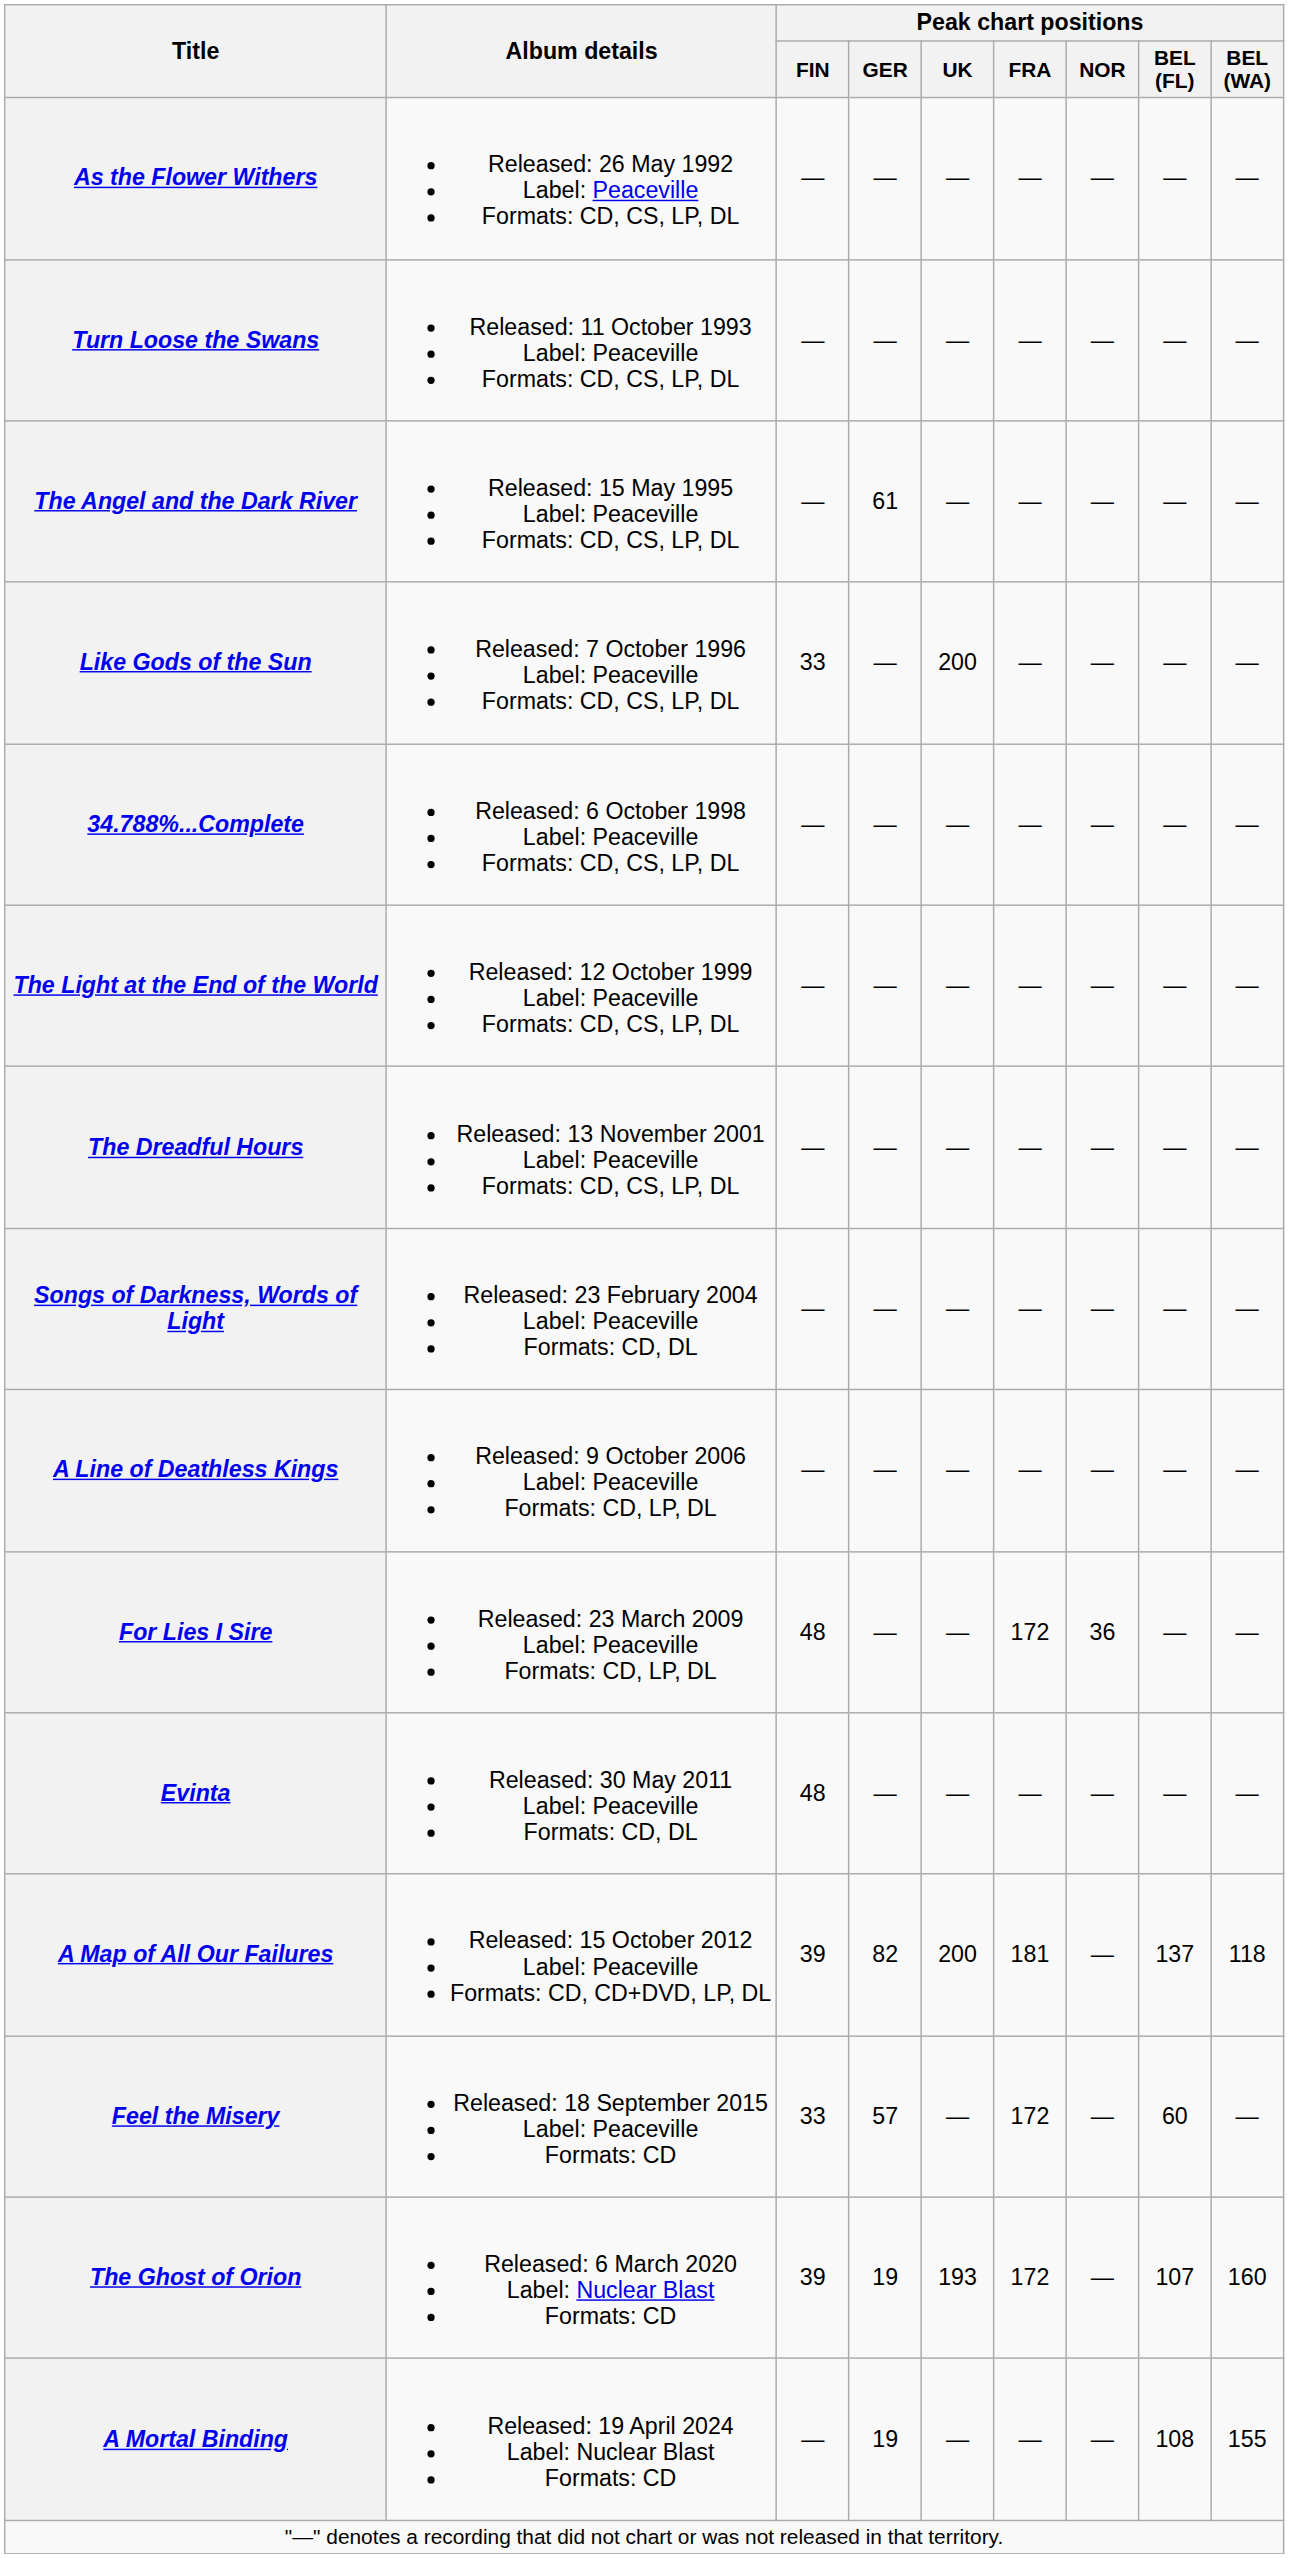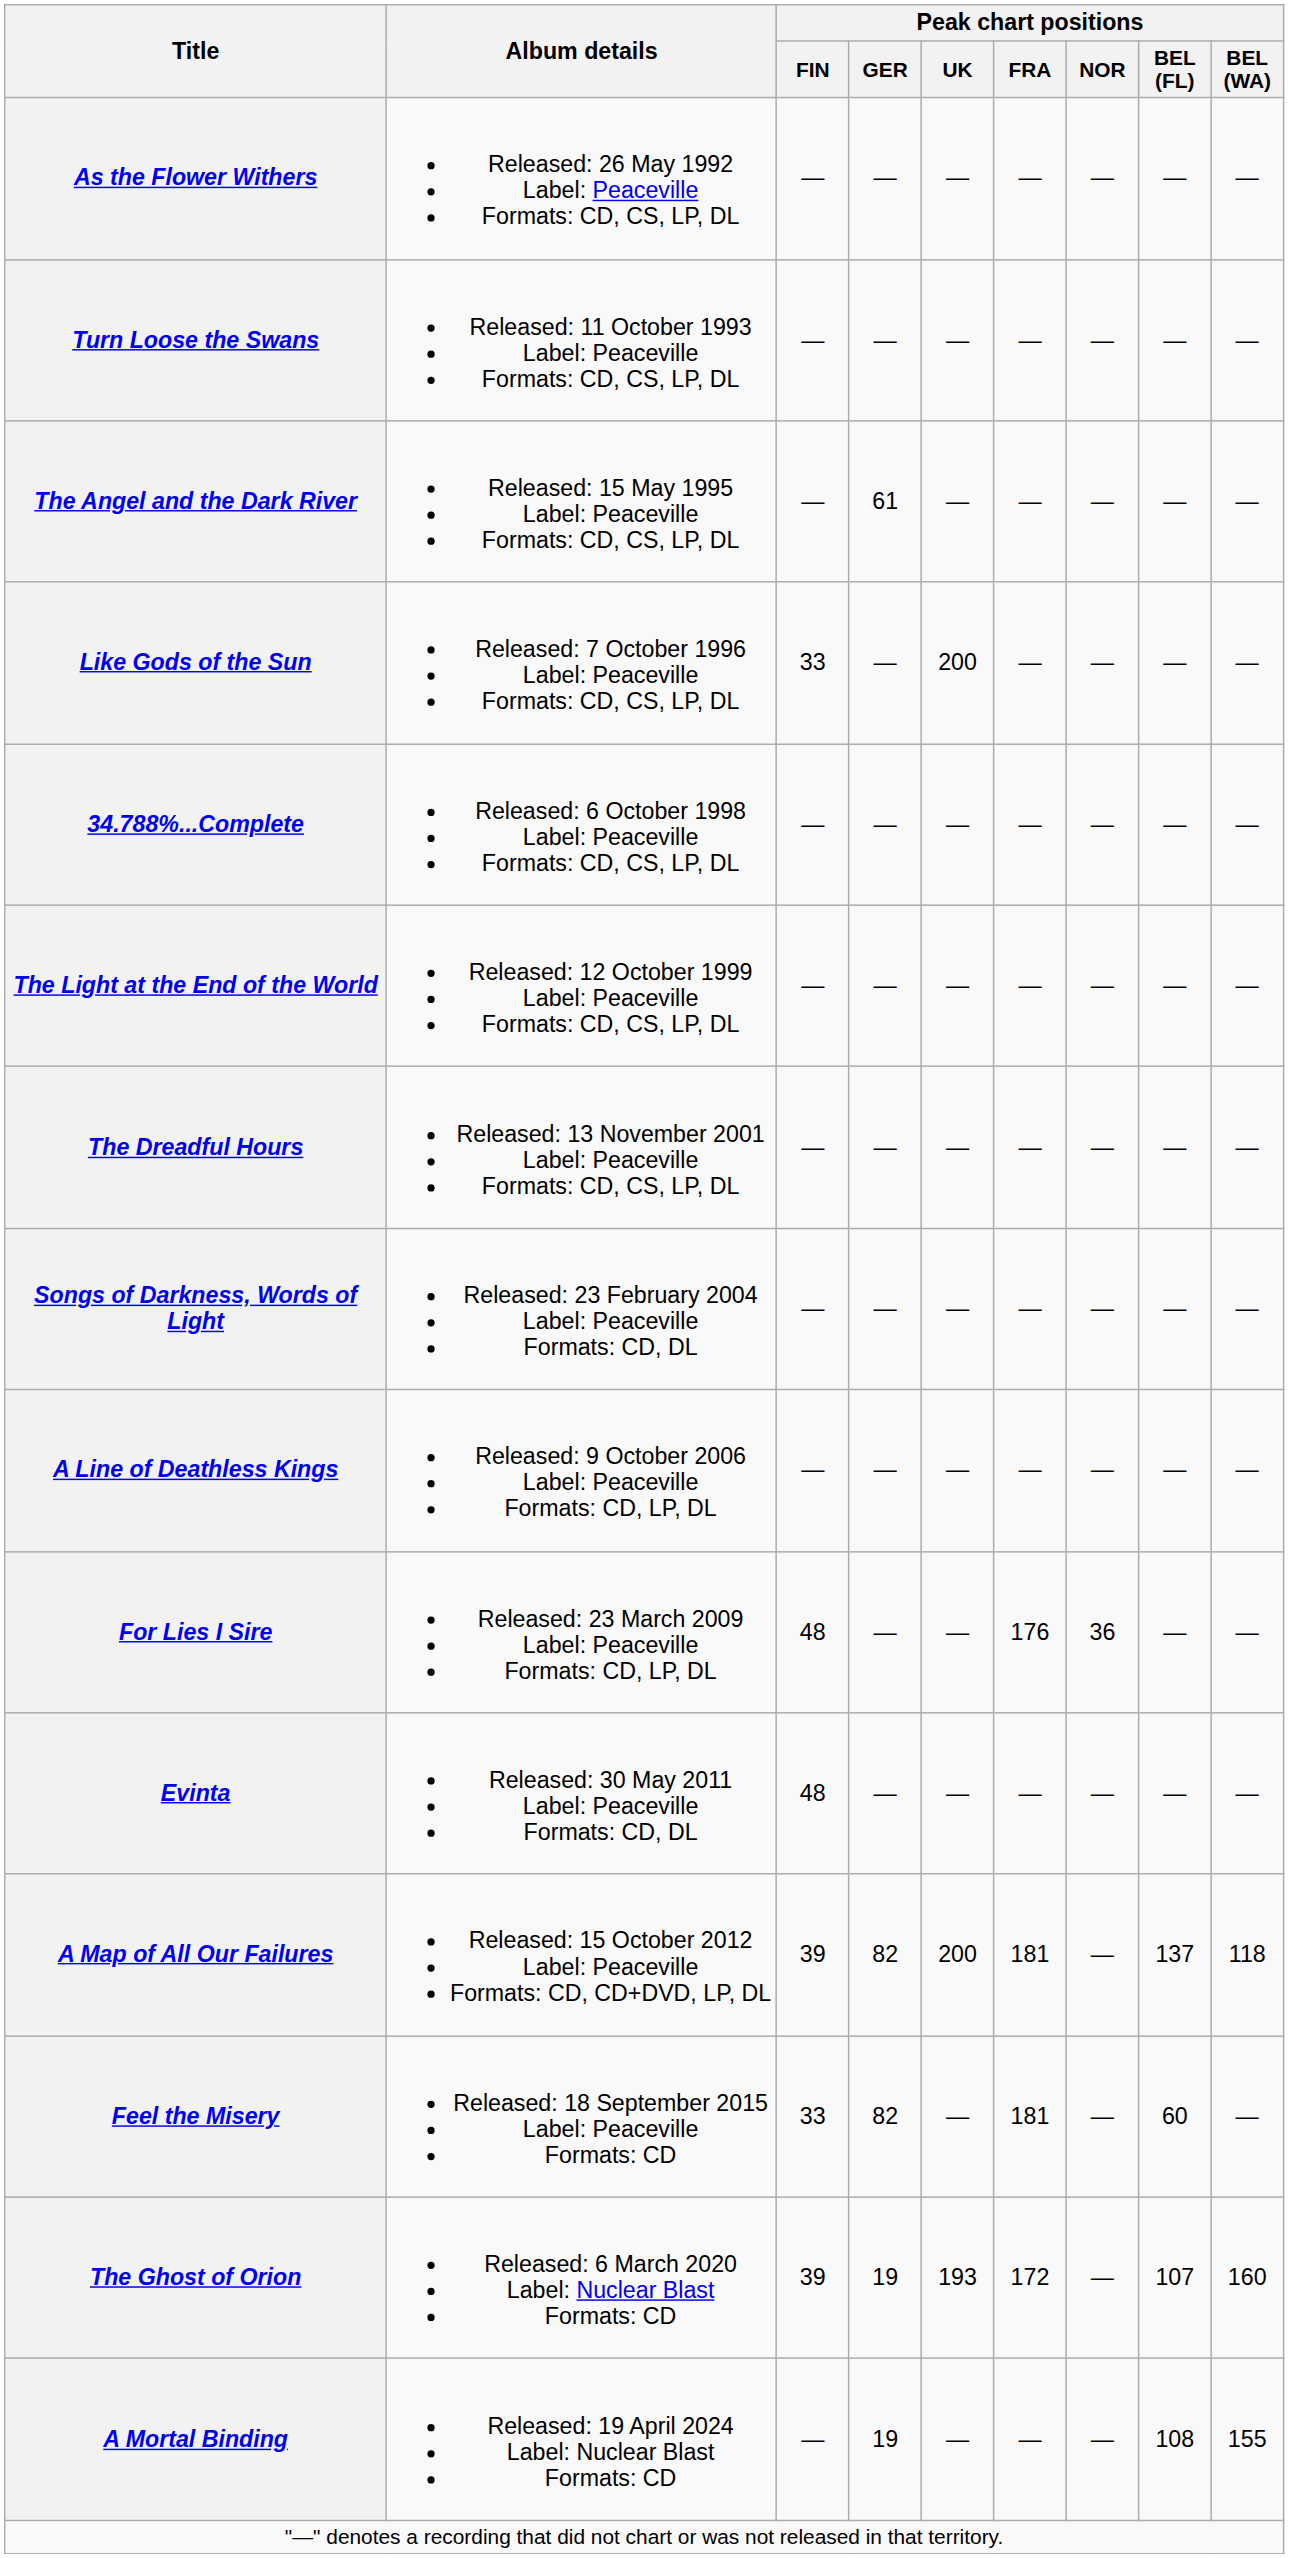(1030, 1631) 172 -> (1030, 1631) 176
(885, 2116) 57 -> (885, 2116) 82
(1030, 2116) 172 -> (1030, 2116) 181
